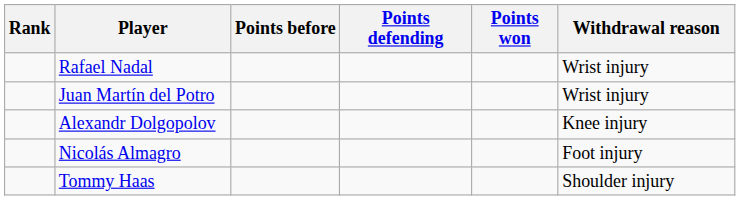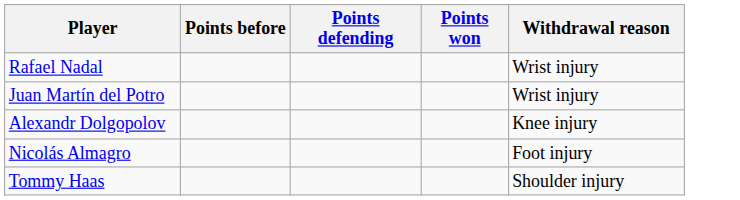- column: (30, 28)
